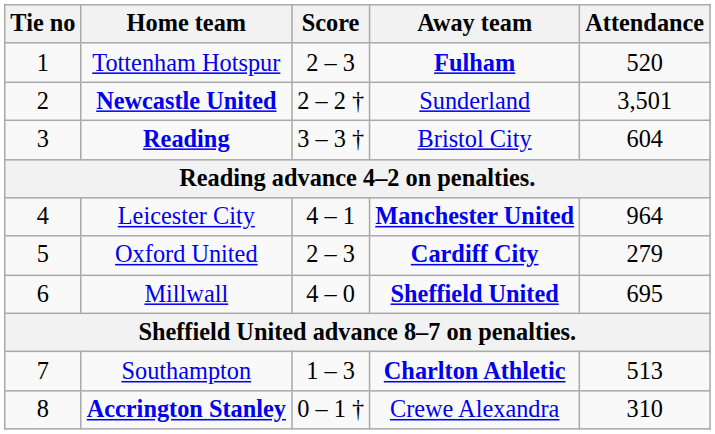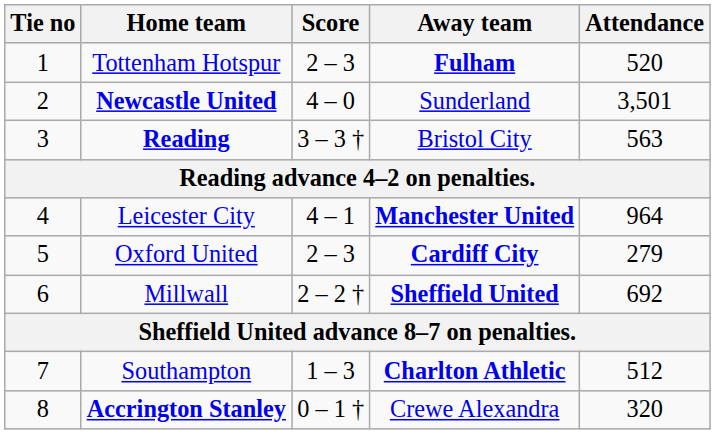(331, 100) 2 – 2 † -> (331, 100) 4 – 0
(645, 139) 604 -> (645, 139) 563
(331, 293) 4 – 0 -> (331, 293) 2 – 2 †
(645, 293) 695 -> (645, 293) 692
(645, 370) 513 -> (645, 370) 512
(645, 409) 310 -> (645, 409) 320
